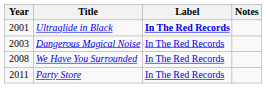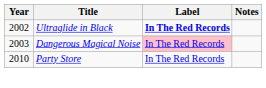(19, 28) 2001 -> (19, 28) 2002
(185, 43) no background -> (185, 43) pink background
- row: (87, 59)
(19, 75) 2011 -> (19, 59) 2010
